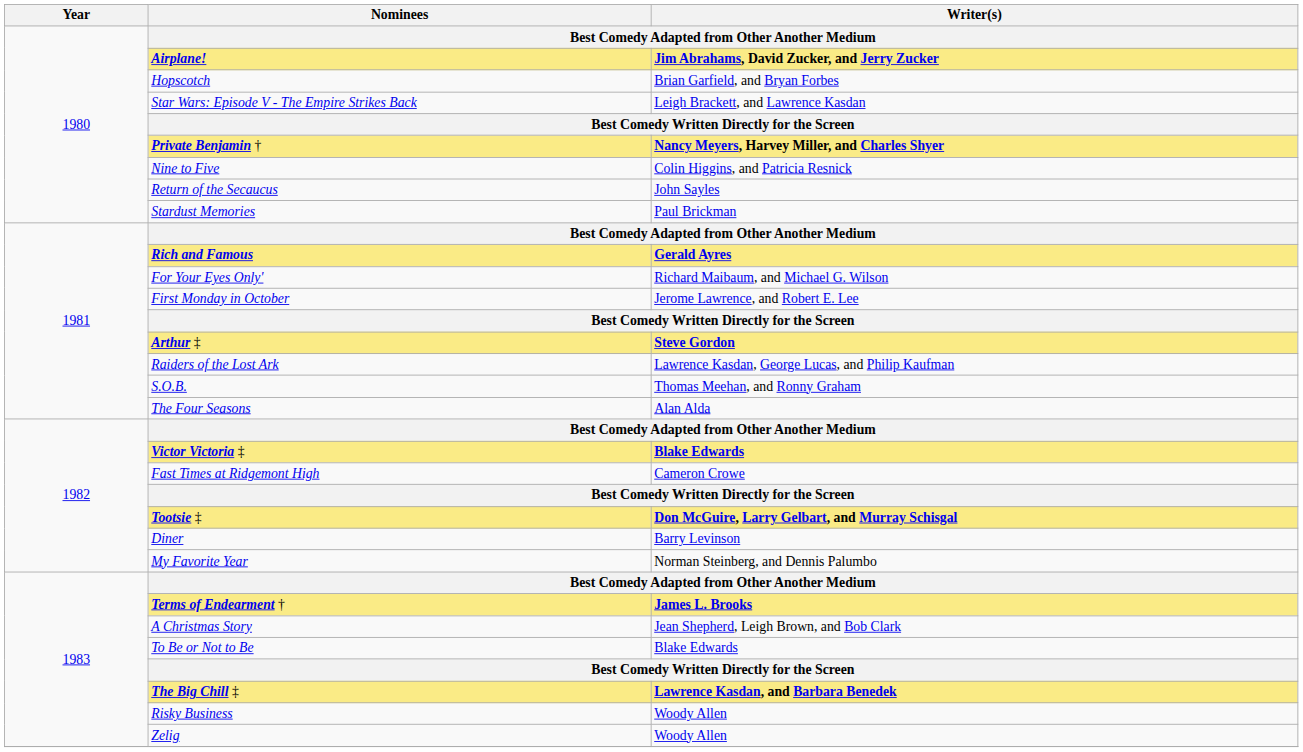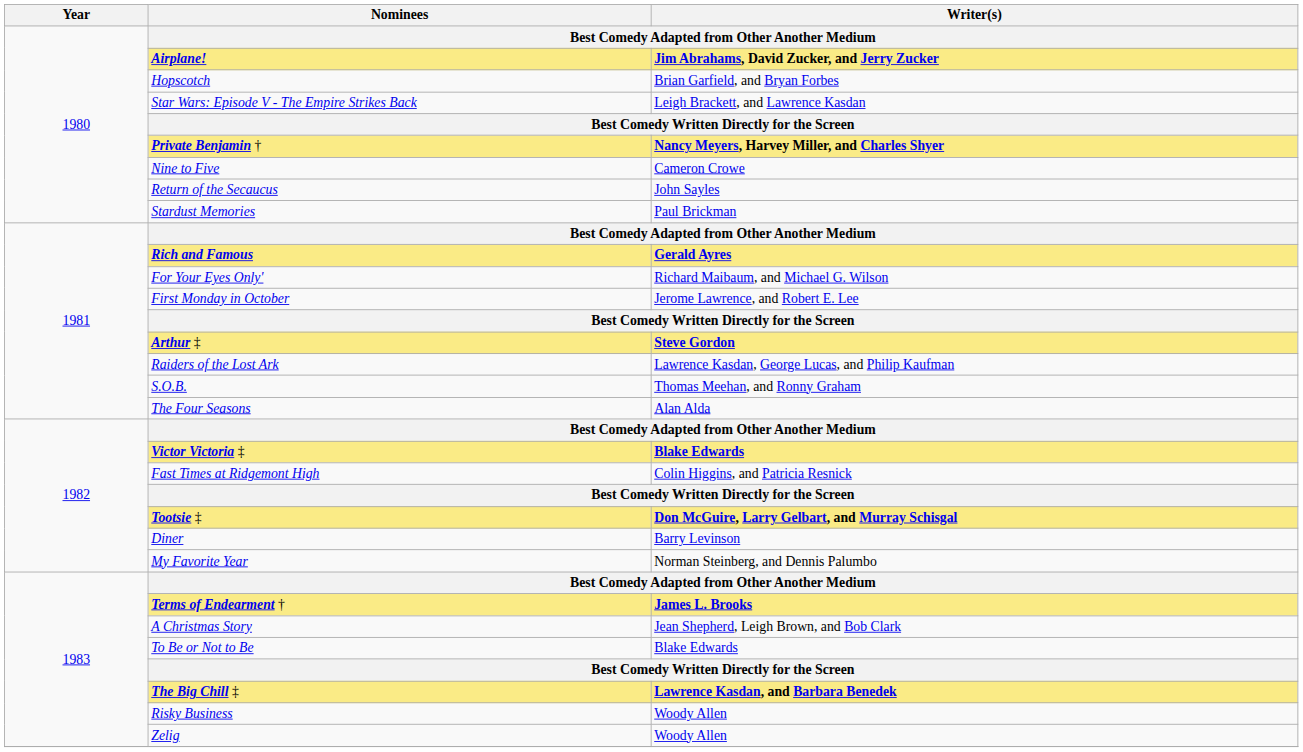(753, 168) Colin Higgins, and Patricia Resnick -> (700, 168) Cameron Crowe
(700, 473) Cameron Crowe -> (753, 473) Colin Higgins, and Patricia Resnick
